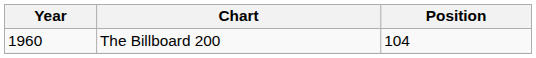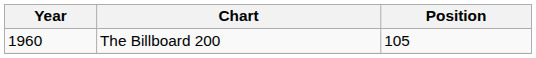(397, 41) 104 -> (397, 41) 105
